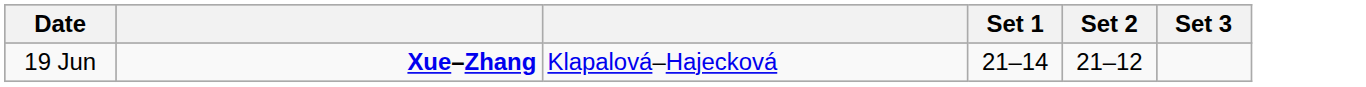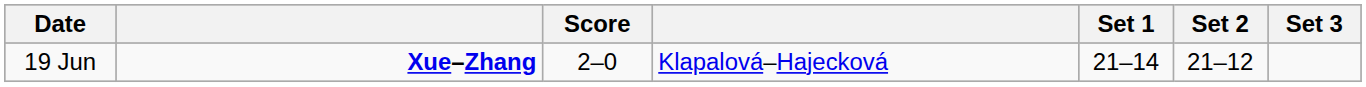+ column: (597, 24)
